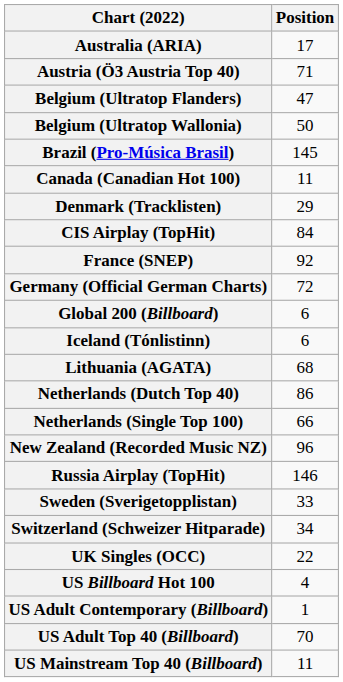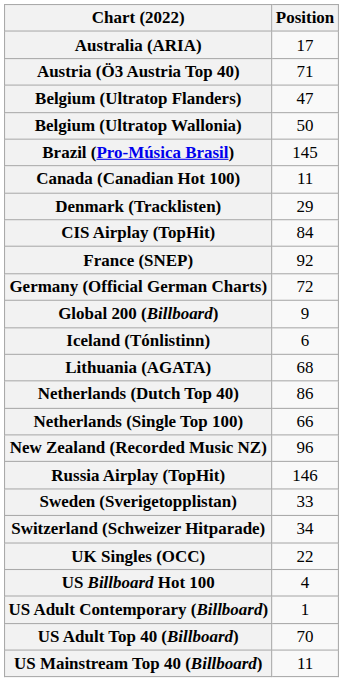(305, 313) 6 -> (305, 313) 9
